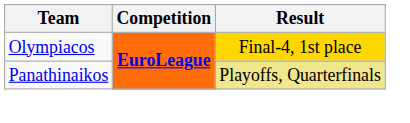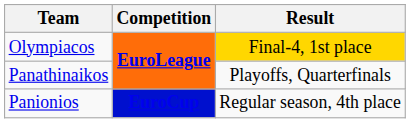(300, 74) khaki background -> (310, 74) no background
+ row: (44, 103)
